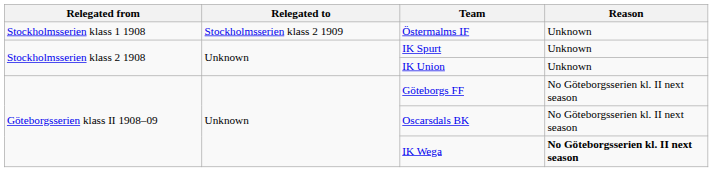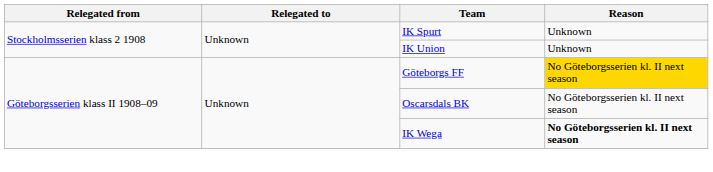- row: (436, 31)
(616, 90) no background -> (616, 72) gold background
